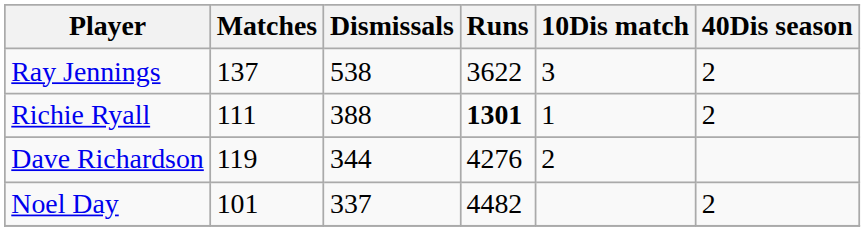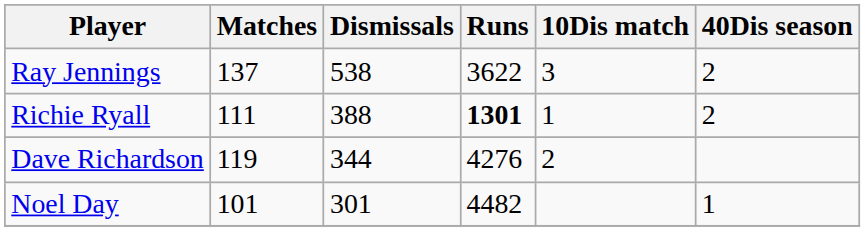(351, 203) 337 -> (351, 203) 301
(709, 203) 2 -> (709, 203) 1
